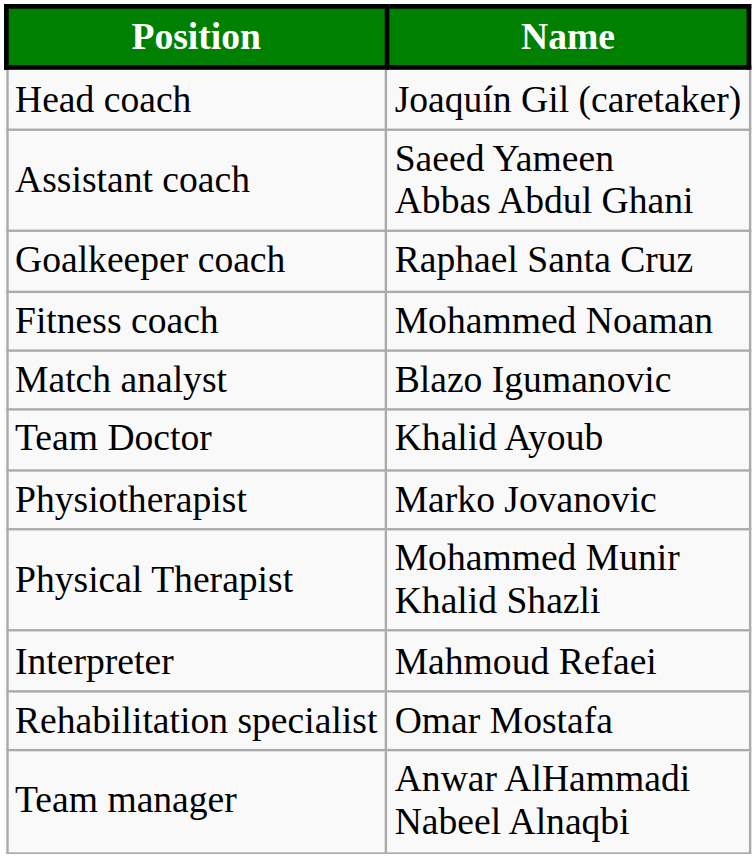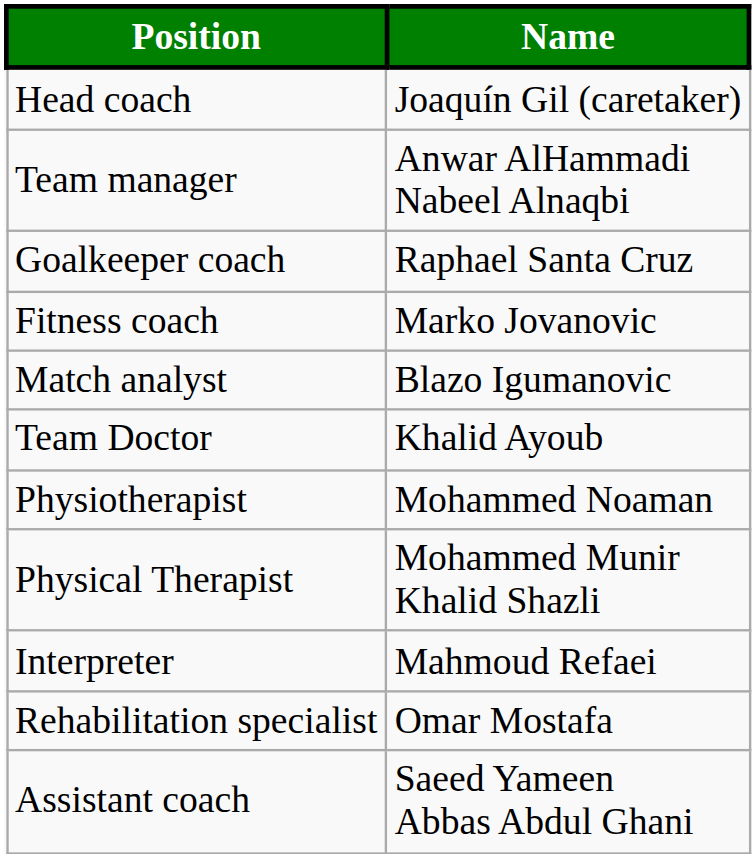rows swapped: (132, 179) <-> (126, 800)
(554, 319) Mohammed Noaman -> (526, 319) Marko Jovanovic
(526, 498) Marko Jovanovic -> (554, 498) Mohammed Noaman
